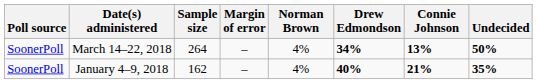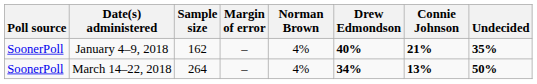rows swapped: (122, 48) <-> (122, 68)
